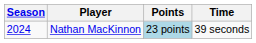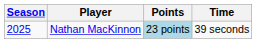(19, 30) 2024 -> (19, 30) 2025
